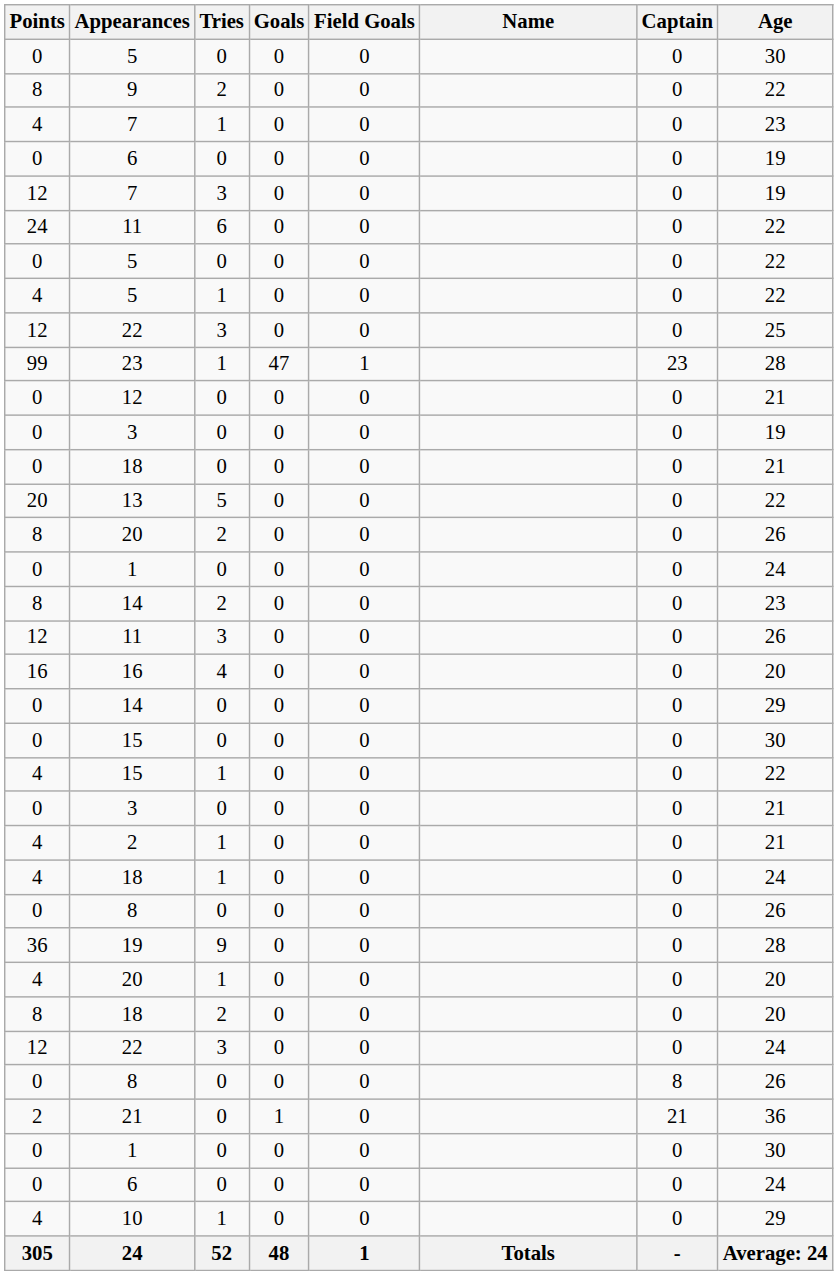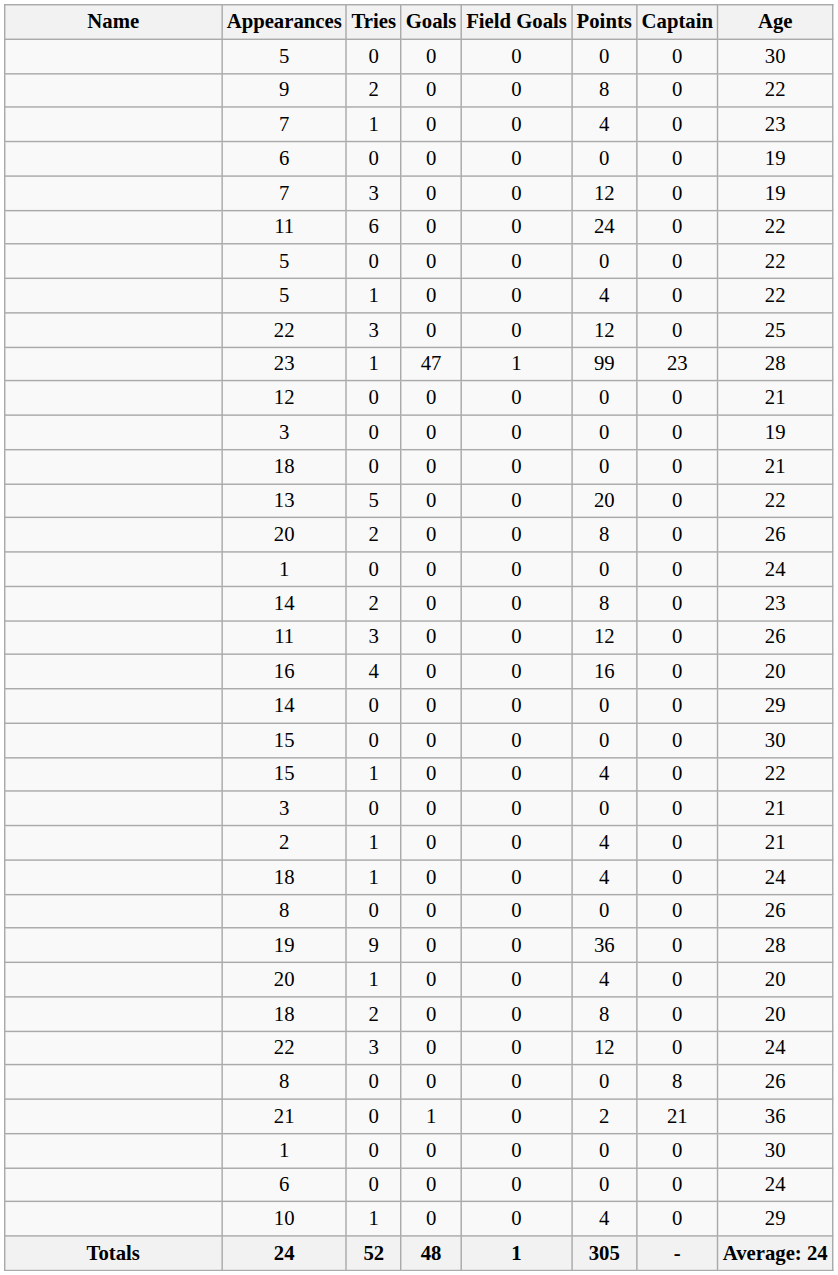columns swapped: (528, 21) <-> (37, 21)
